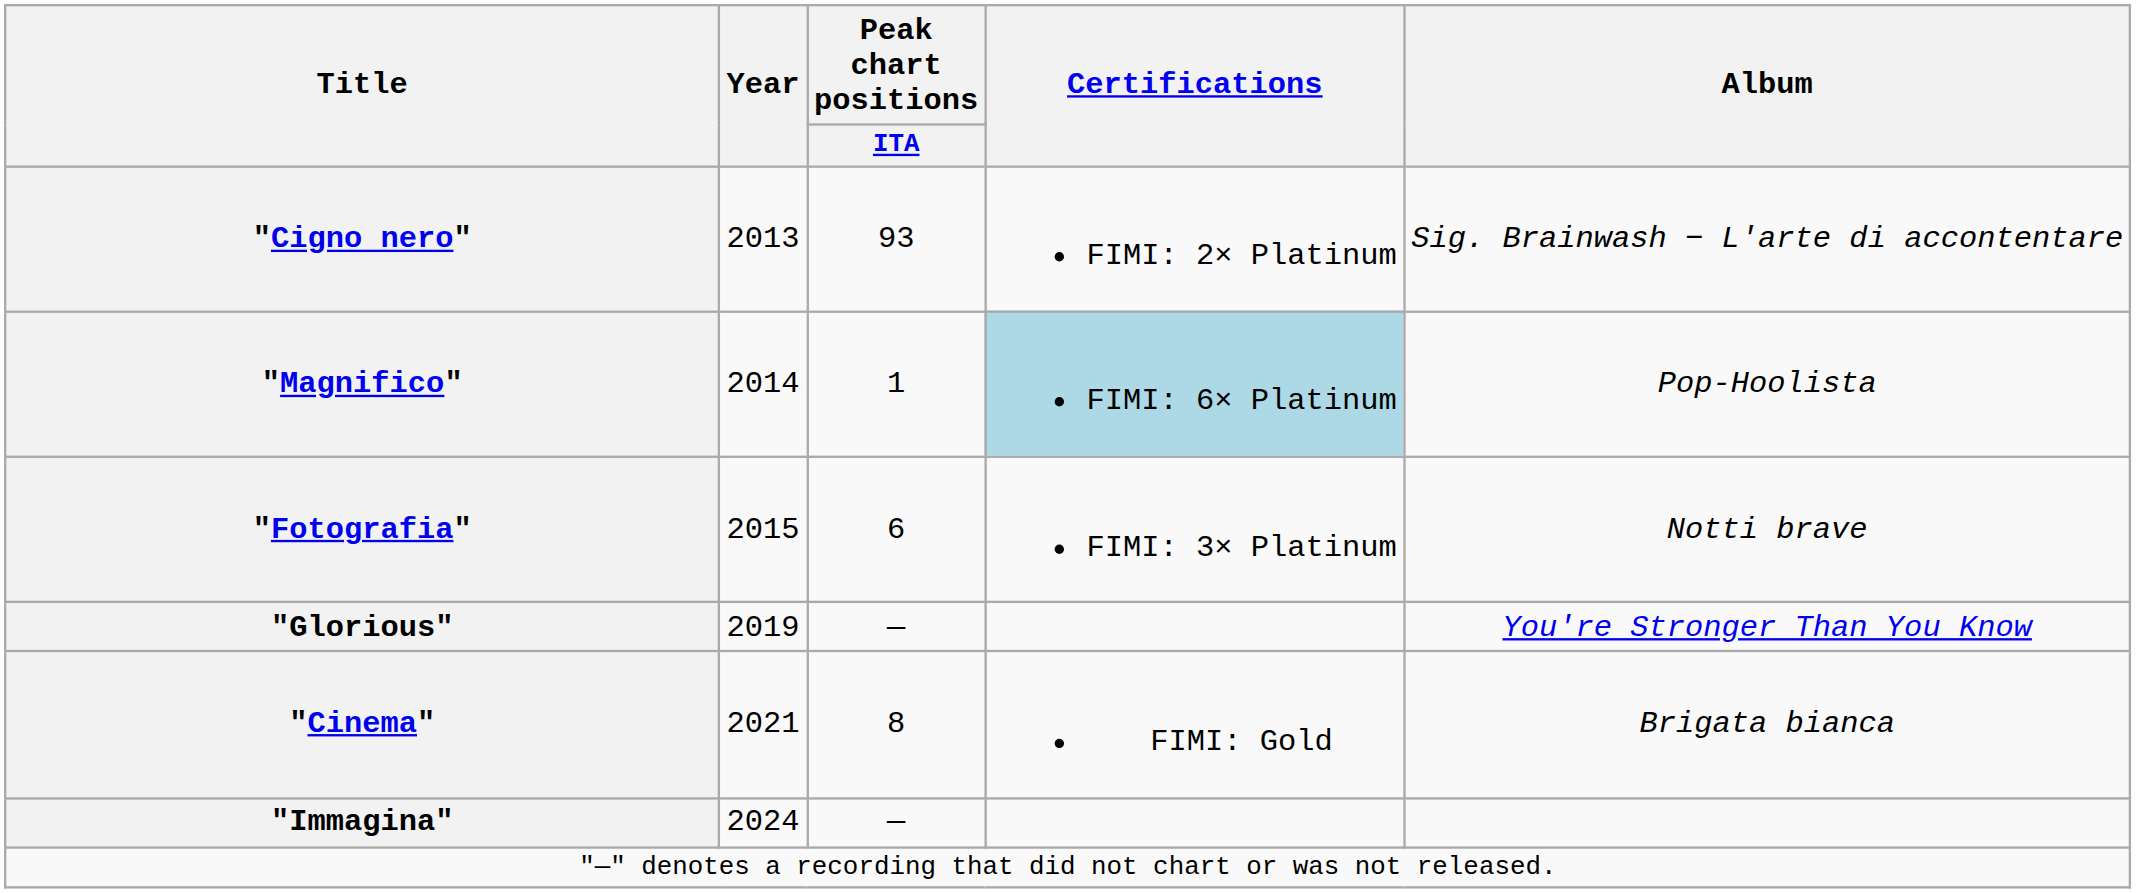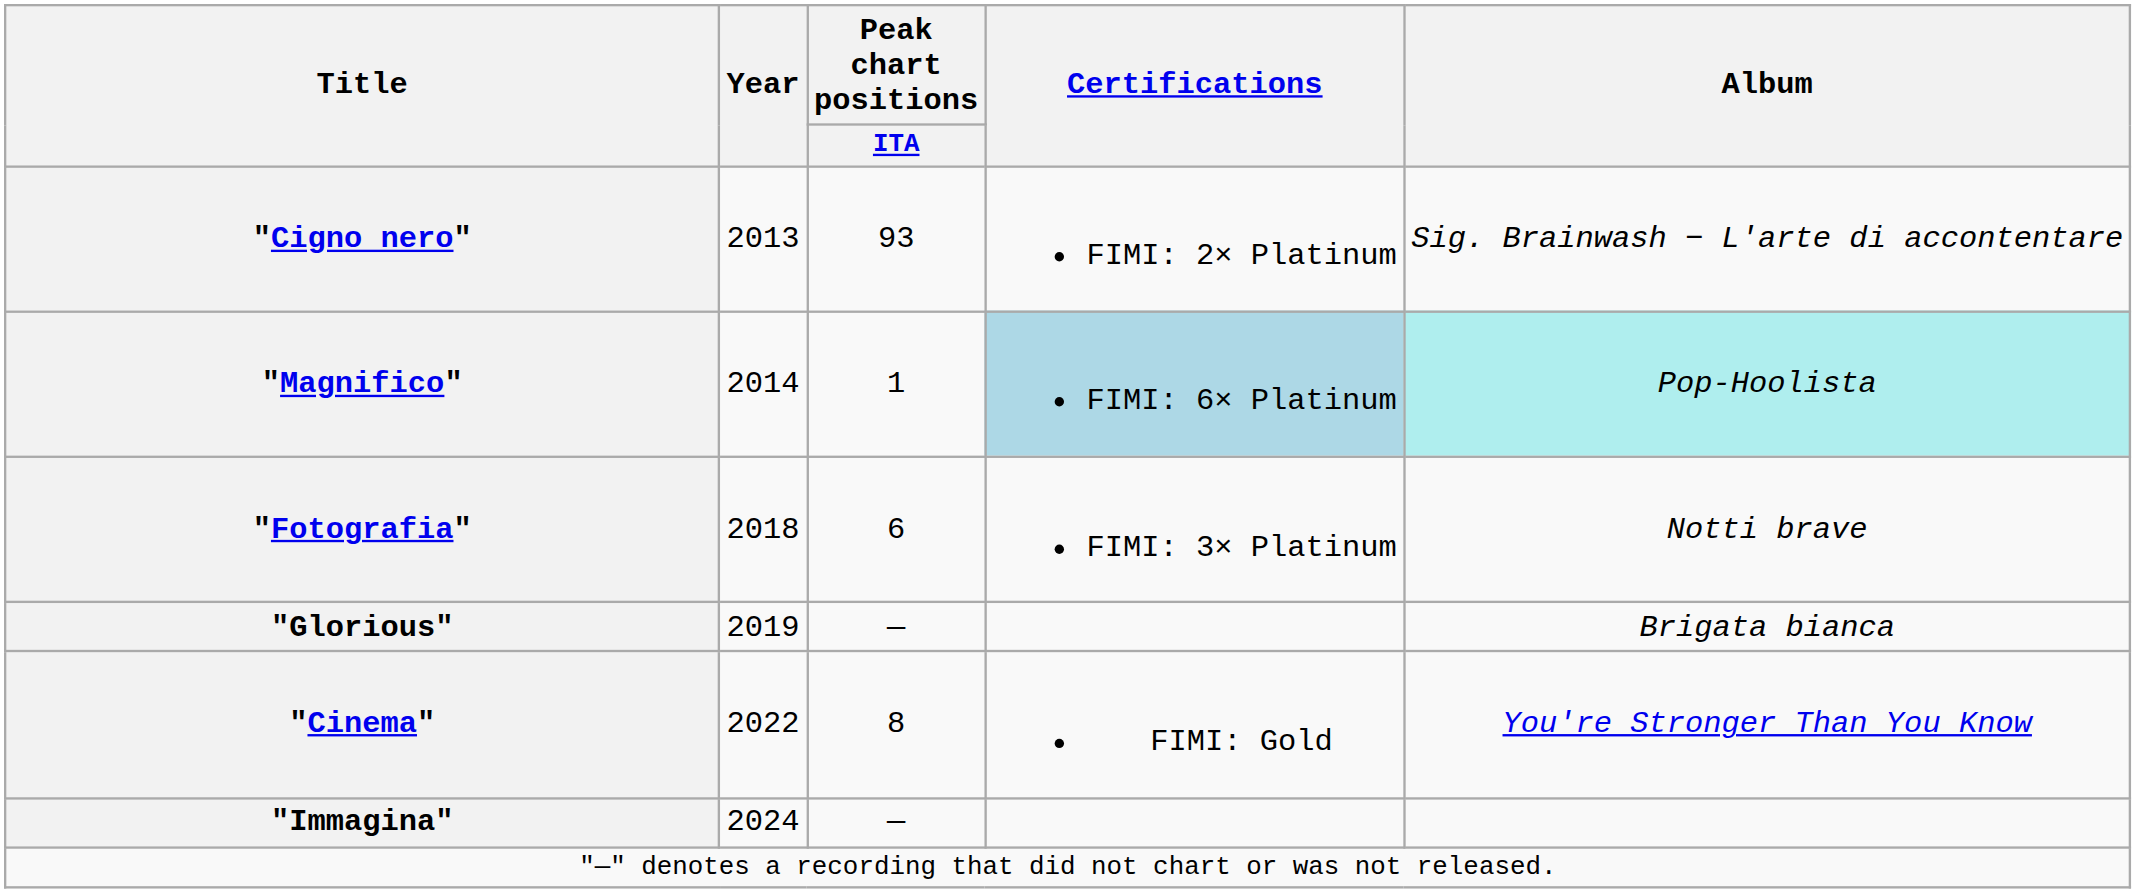(1767, 384) no background -> (1767, 384) paleturquoise background
(763, 529) 2015 -> (763, 529) 2018
(1767, 627) You're Stronger Than You Know -> (1767, 627) Brigata bianca
(763, 725) 2021 -> (763, 725) 2022
(1767, 725) Brigata bianca -> (1767, 725) You're Stronger Than You Know
